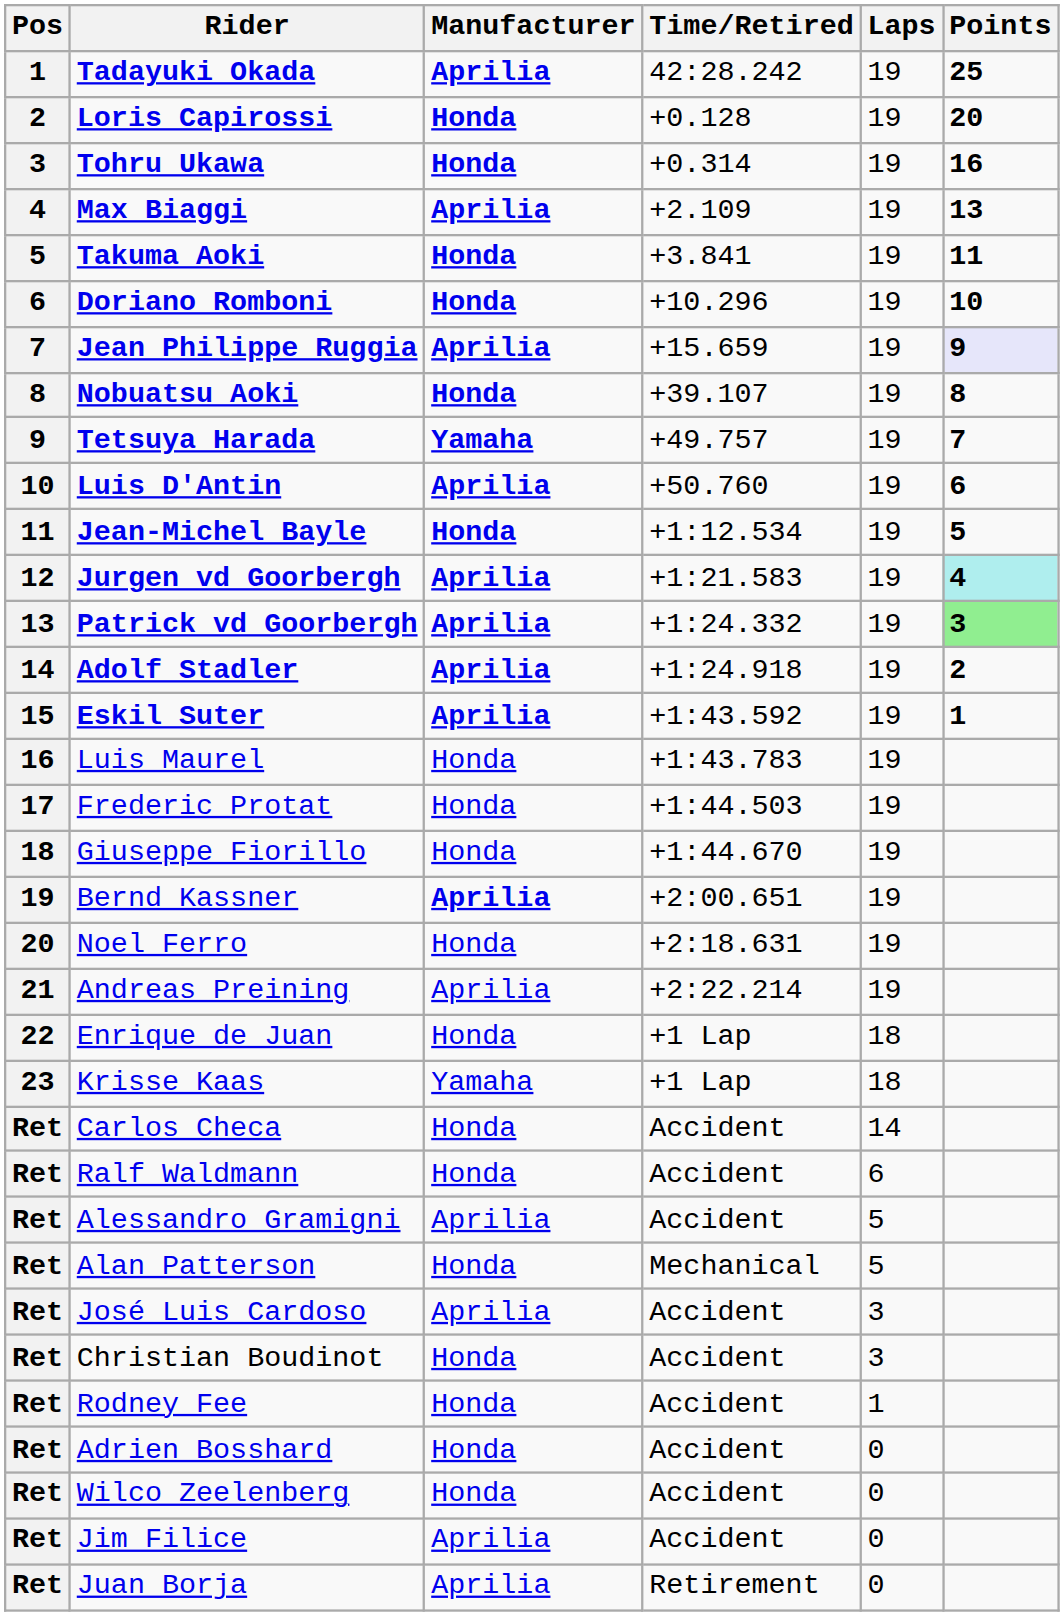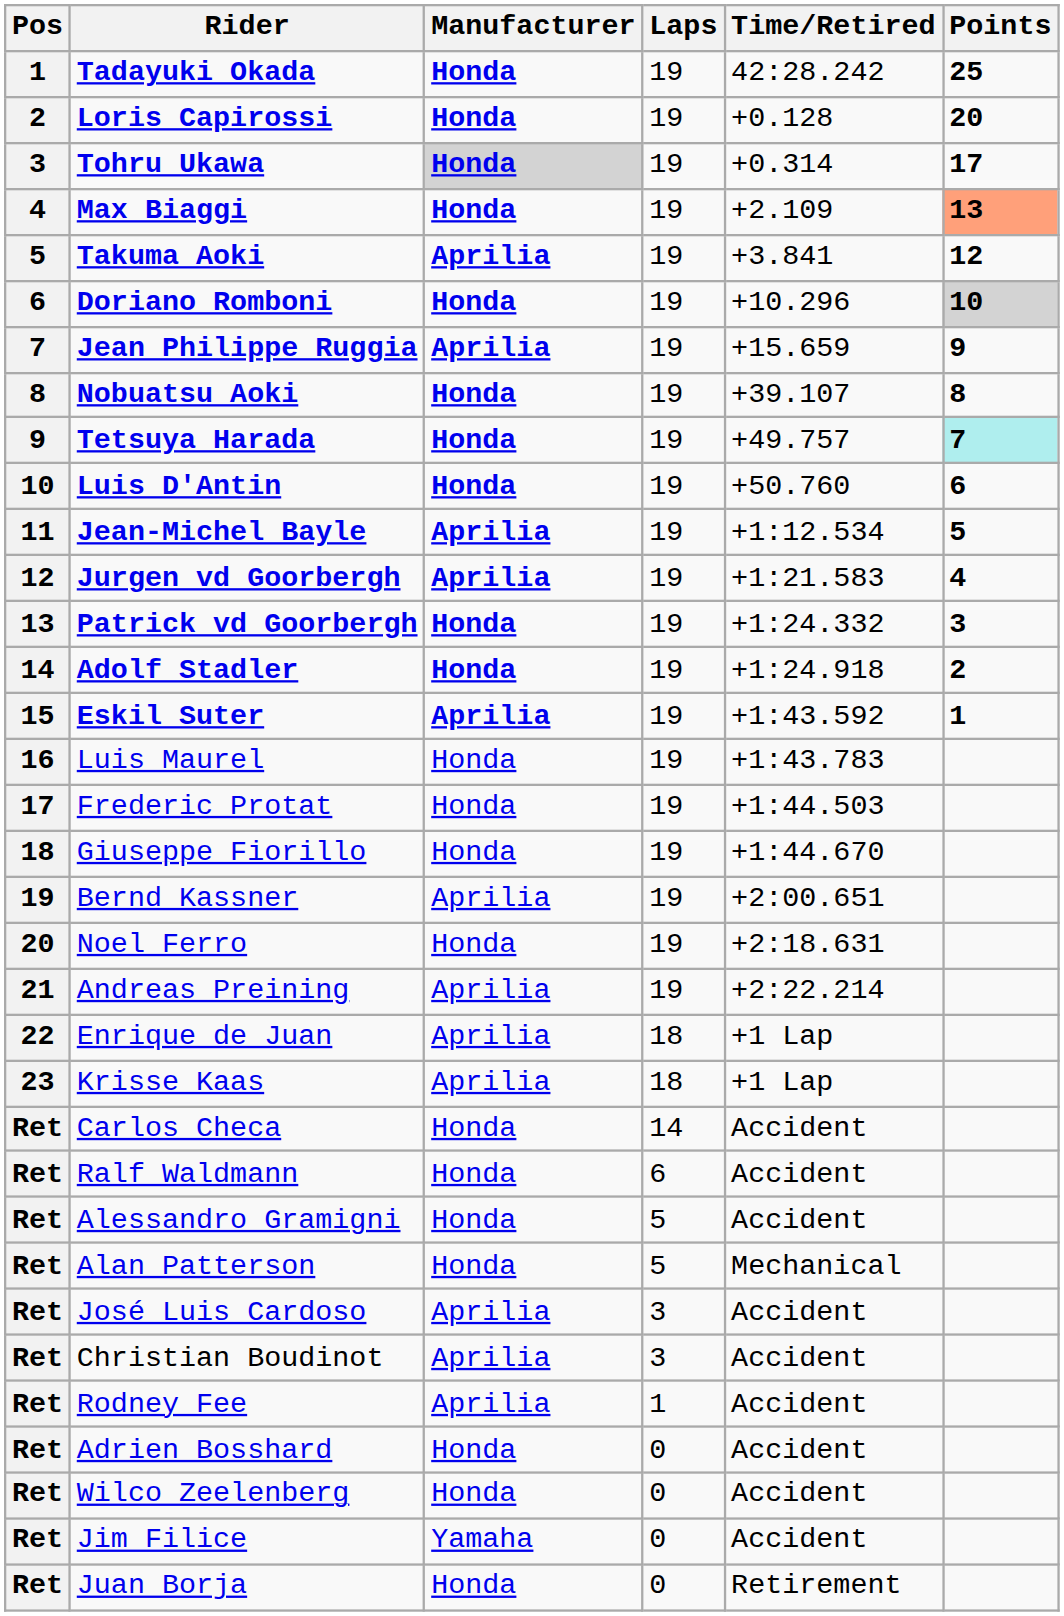columns swapped: (901, 28) <-> (752, 28)
(491, 74) Aprilia -> (474, 74) Honda
(474, 166) no background -> (474, 166) lightgrey background
(966, 166) 16 -> (966, 166) 17
(491, 212) Aprilia -> (474, 212) Honda
(966, 212) no background -> (966, 212) lightsalmon background
(474, 258) Honda -> (491, 258) Aprilia
(966, 258) 11 -> (966, 258) 12
(966, 304) no background -> (966, 304) lightgrey background
(958, 349) lavender background -> (958, 349) no background
(482, 441) Yamaha -> (474, 441) Honda
(958, 441) no background -> (958, 441) paleturquoise background
(491, 487) Aprilia -> (474, 487) Honda
(474, 533) Honda -> (491, 533) Aprilia
(958, 579) paleturquoise background -> (958, 579) no background
(491, 625) Aprilia -> (474, 625) Honda
(958, 625) lightgreen background -> (958, 625) no background
(491, 670) Aprilia -> (474, 670) Honda
(491, 900) bold -> (491, 900) normal
(474, 1037) Honda -> (491, 1037) Aprilia
(482, 1083) Yamaha -> (491, 1083) Aprilia
(491, 1221) Aprilia -> (474, 1221) Honda
(474, 1358) Honda -> (491, 1358) Aprilia
(474, 1404) Honda -> (491, 1404) Aprilia
(491, 1542) Aprilia -> (482, 1542) Yamaha
(491, 1588) Aprilia -> (474, 1588) Honda
